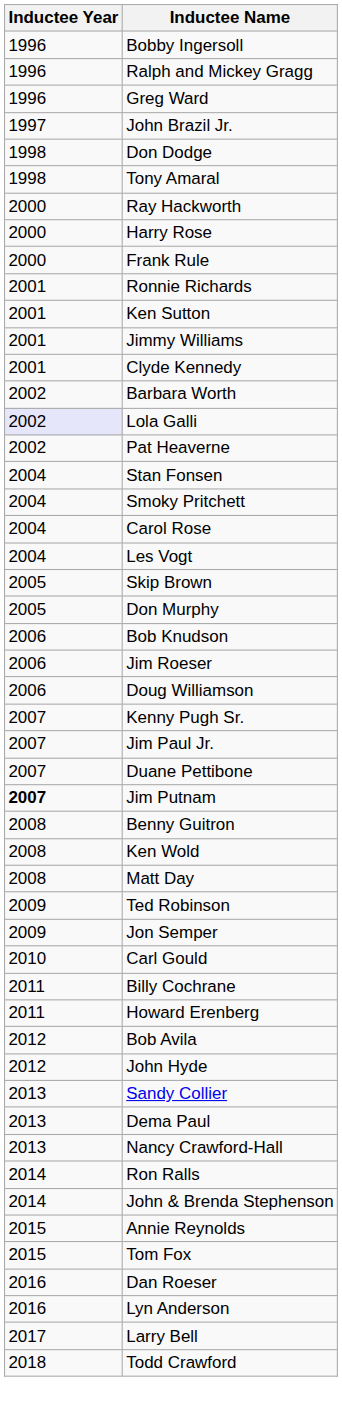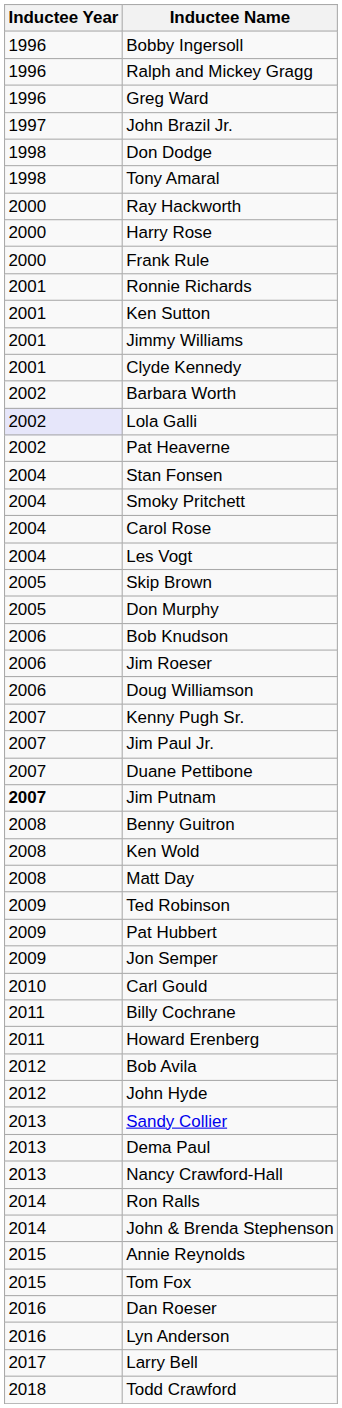+ row: (172, 932)
